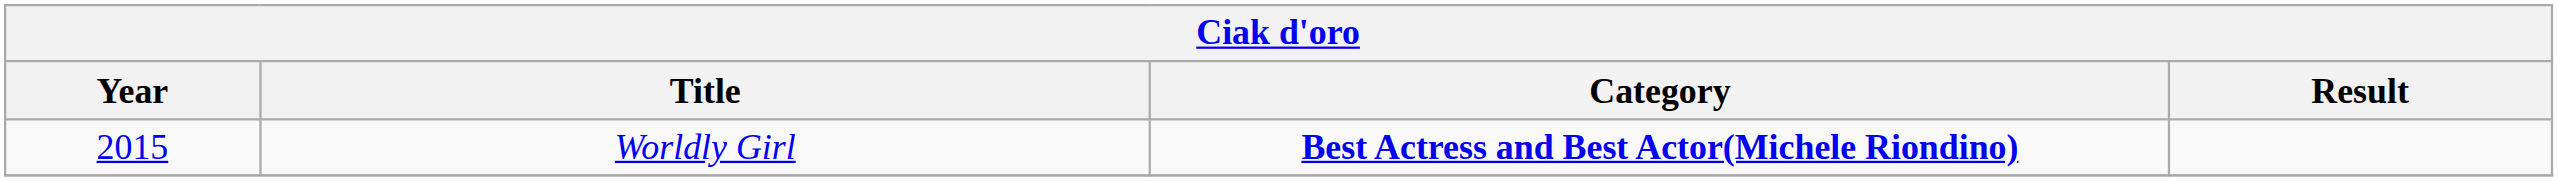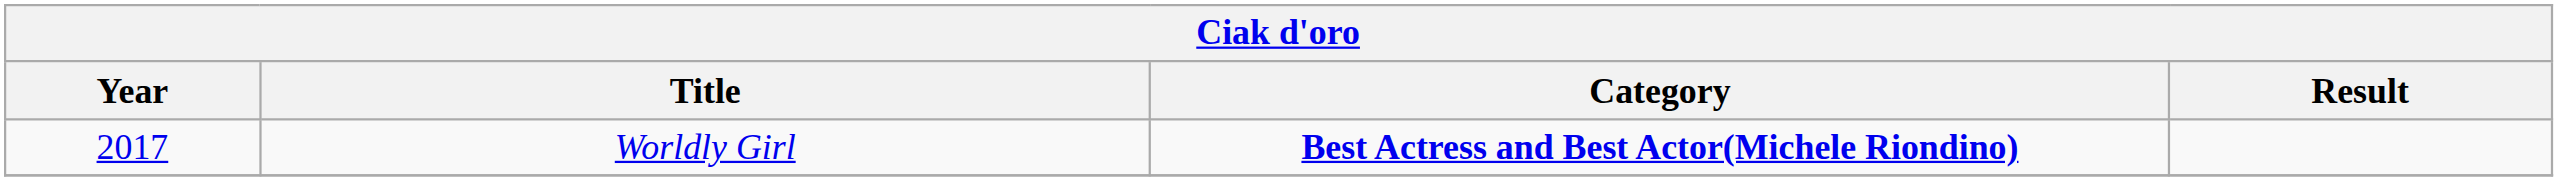(132, 146) 2015 -> (132, 146) 2017
